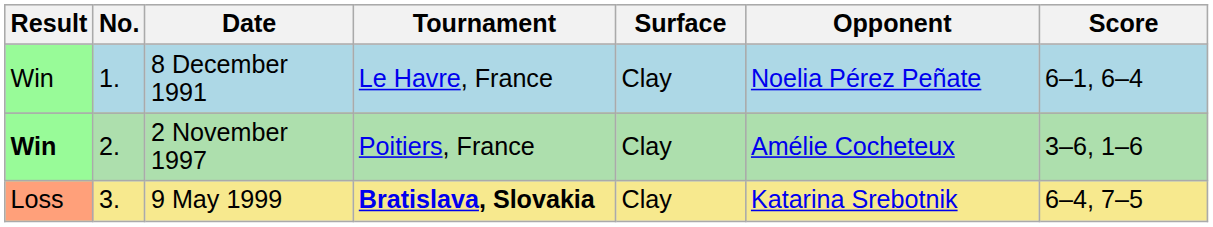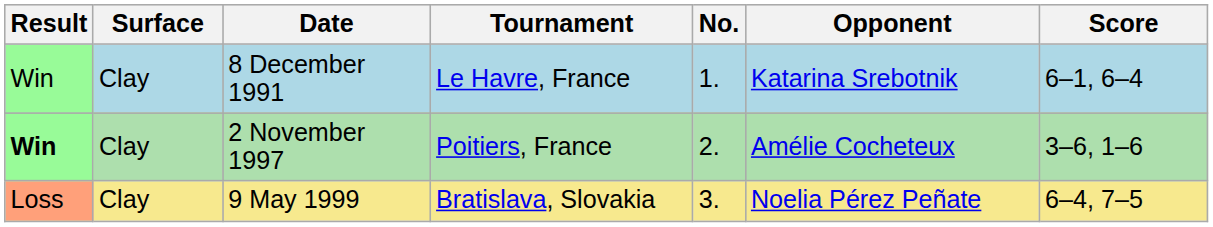columns swapped: (119, 24) <-> (680, 24)
(866, 78) Noelia Pérez Peñate -> (854, 78) Katarina Srebotnik
(477, 200) bold -> (546, 200) normal
(854, 200) Katarina Srebotnik -> (866, 200) Noelia Pérez Peñate
